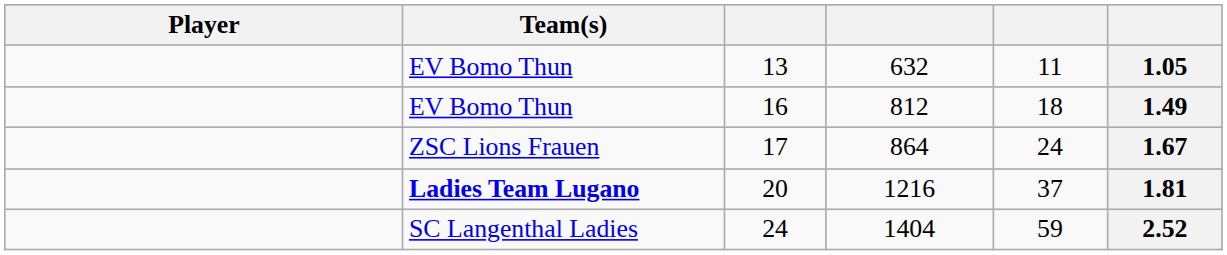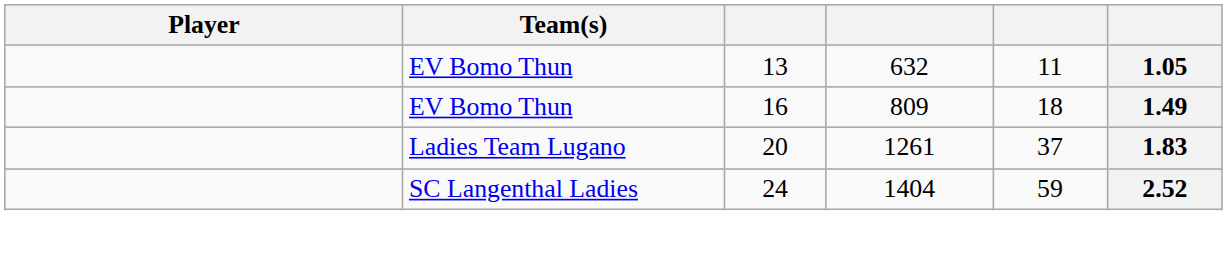(909, 106) 812 -> (909, 106) 809
- row: (775, 147)
(524, 188) bold -> (517, 147) normal
(909, 188) 1216 -> (909, 147) 1261
(1165, 188) 1.81 -> (1165, 147) 1.83
